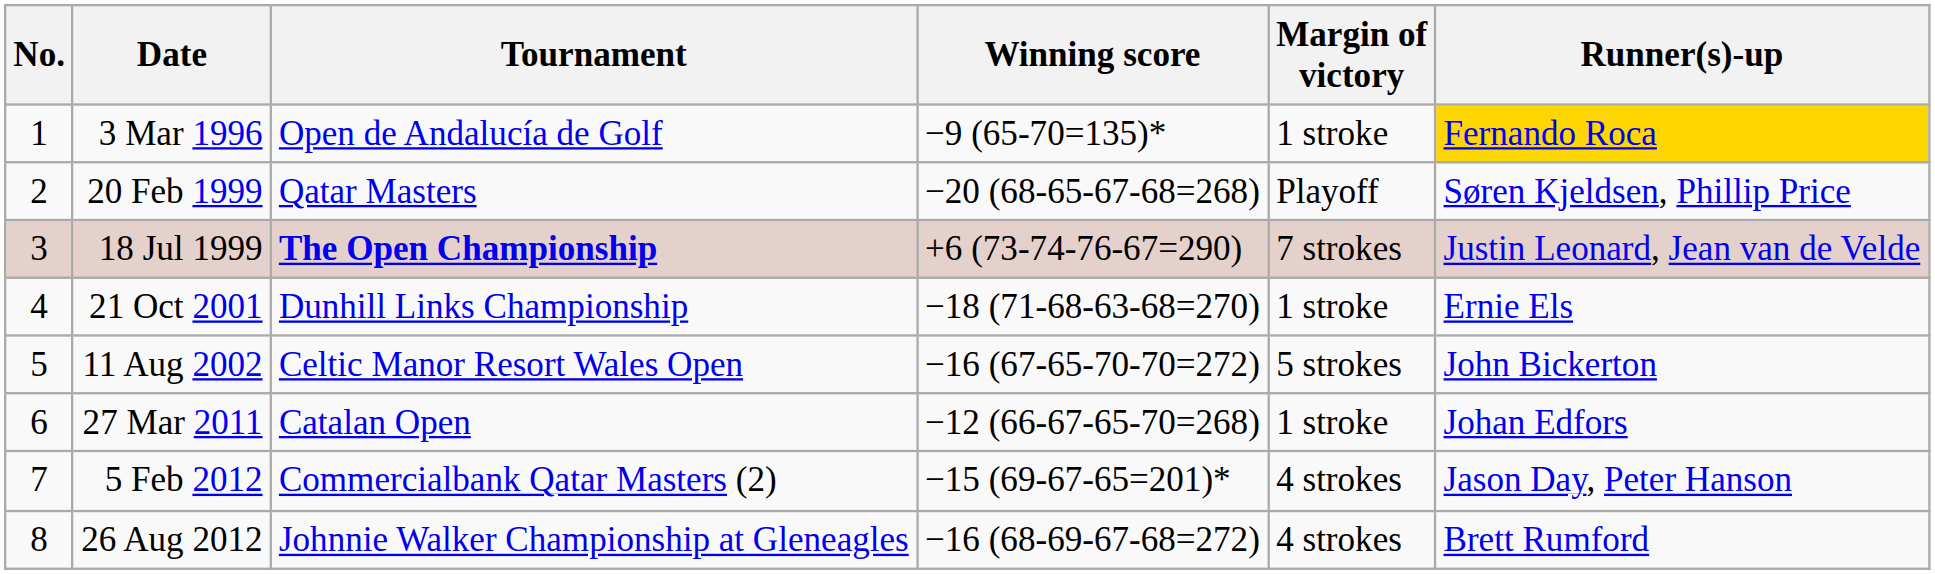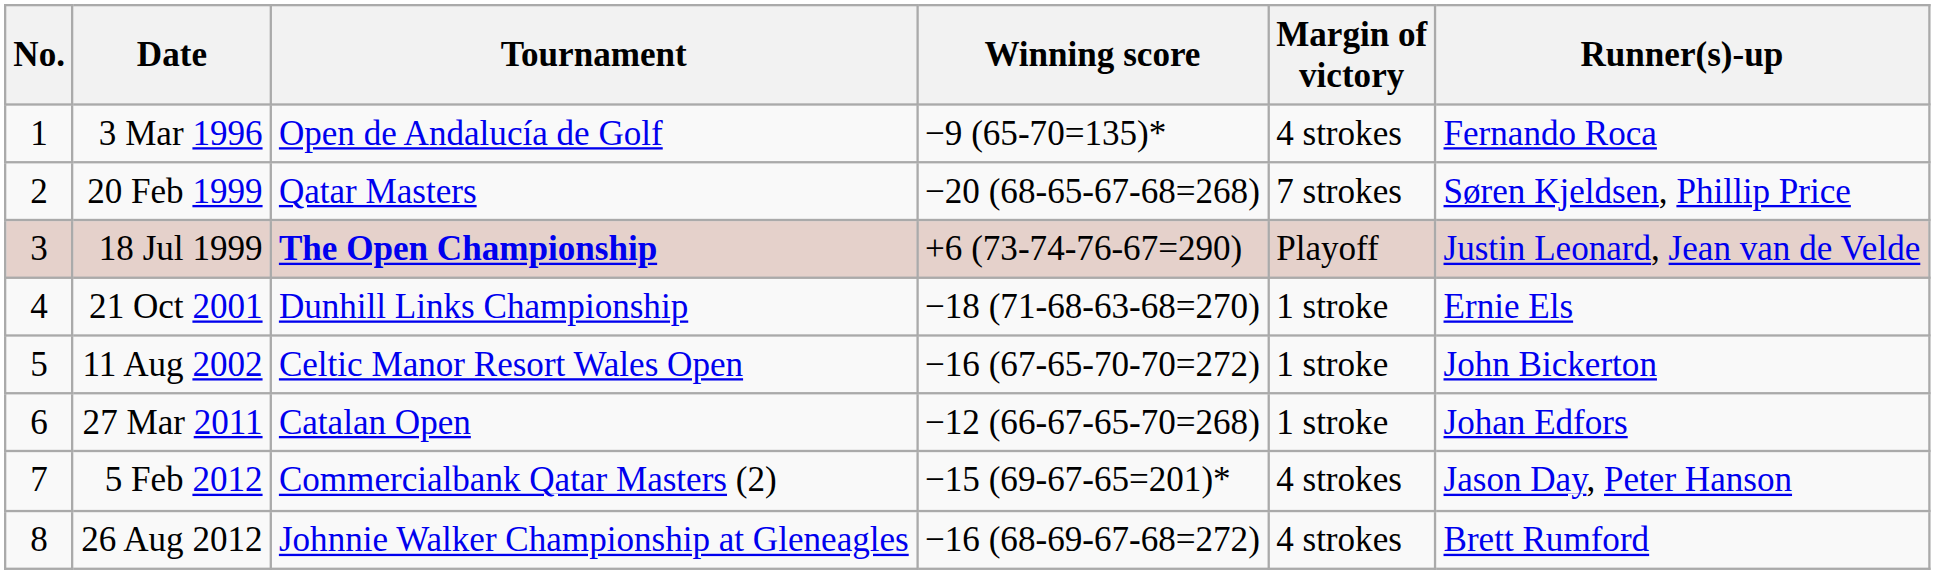(1332, 133) 1 stroke -> (1339, 133) 4 strokes
(1550, 133) gold background -> (1550, 133) no background
(1327, 191) Playoff -> (1339, 191) 7 strokes
(1339, 248) 7 strokes -> (1327, 248) Playoff
(1339, 364) 5 strokes -> (1332, 364) 1 stroke
